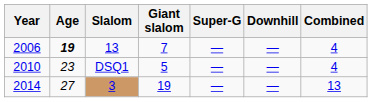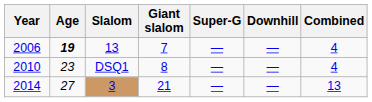(164, 67) 5 -> (164, 67) 8
(164, 86) 19 -> (164, 86) 21
